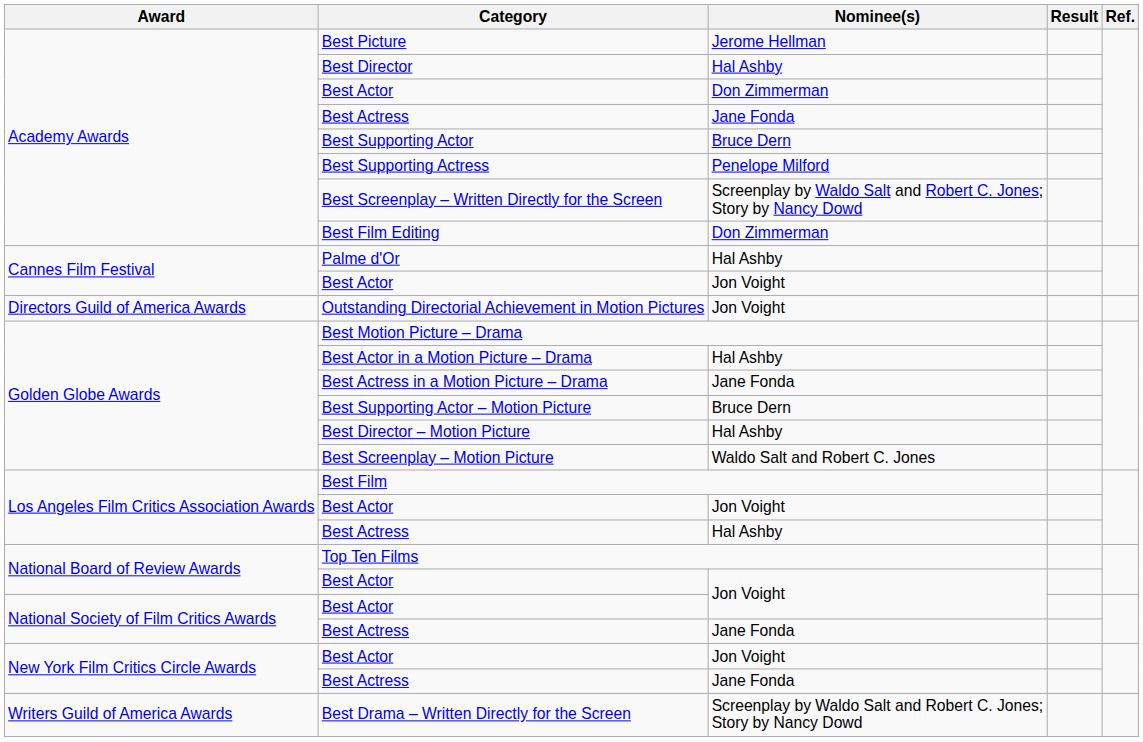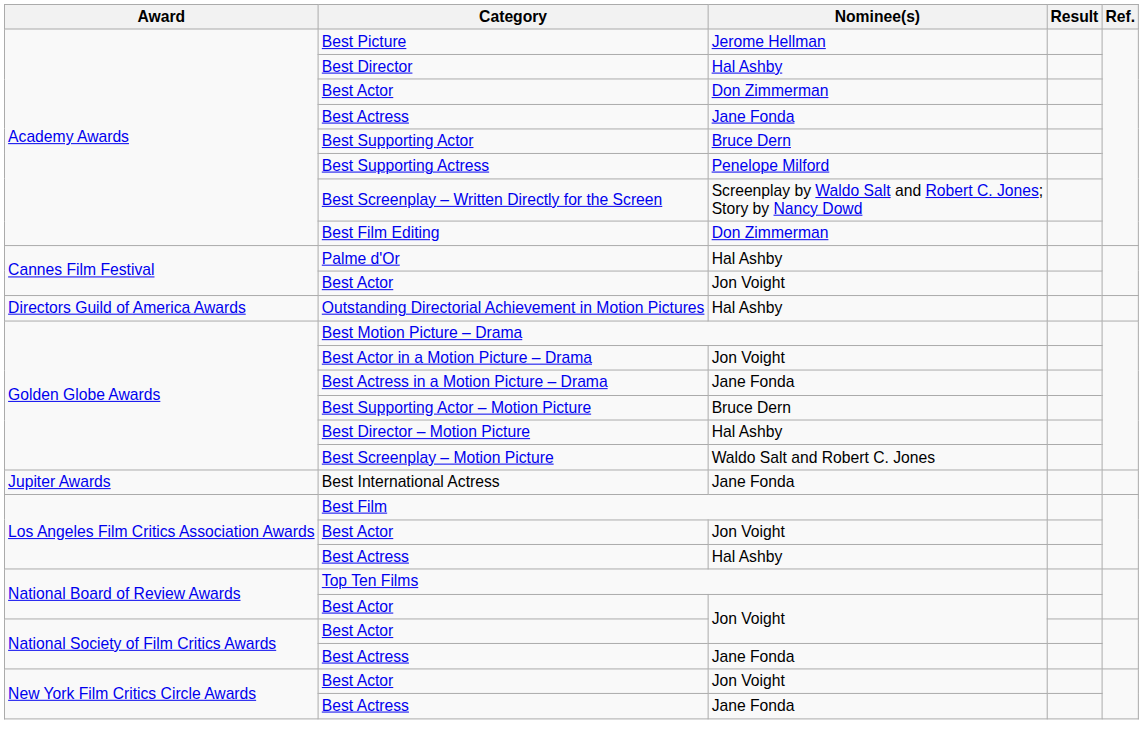(748, 308) Jon Voight -> (747, 308) Hal Ashby
(747, 357) Hal Ashby -> (748, 357) Jon Voight
+ row: (59, 482)
- row: (120, 714)
